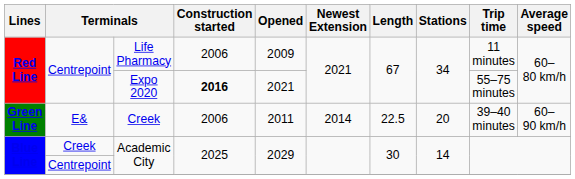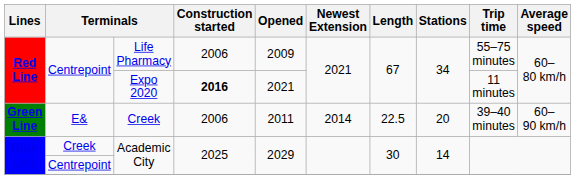(494, 53) 11 minutes -> (494, 53) 55–75 minutes
(494, 86) 55–75 minutes -> (494, 86) 11 minutes
